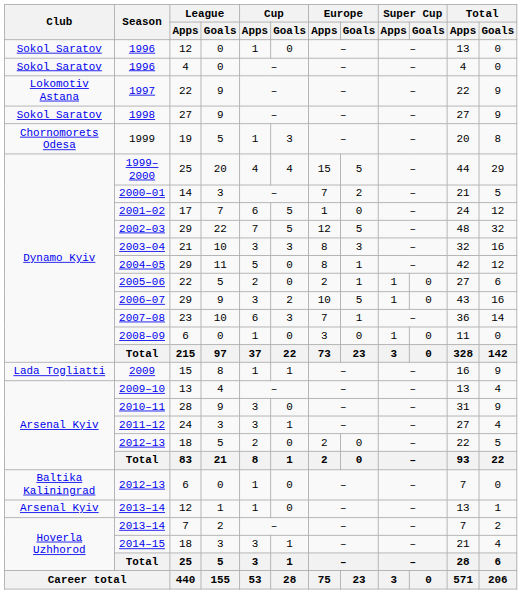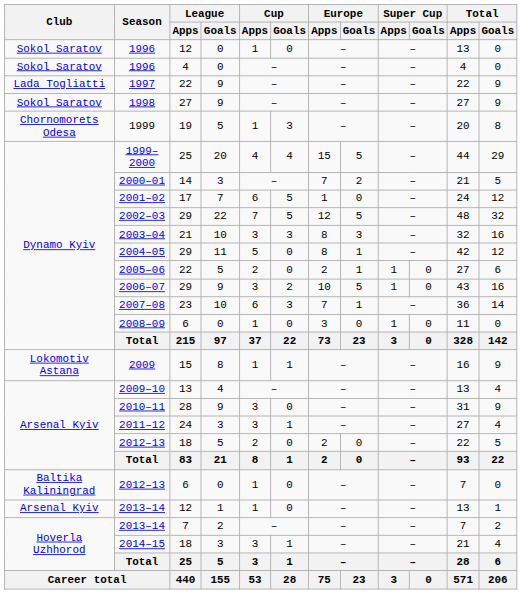(59, 91) Lokomotiv Astana -> (59, 85) Lada Togliatti
(59, 371) Lada Togliatti -> (59, 365) Lokomotiv Astana
